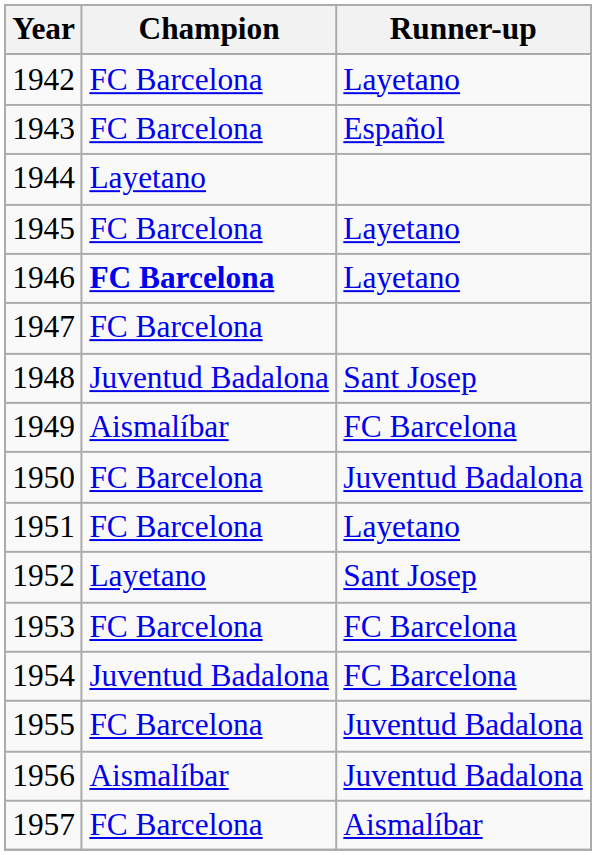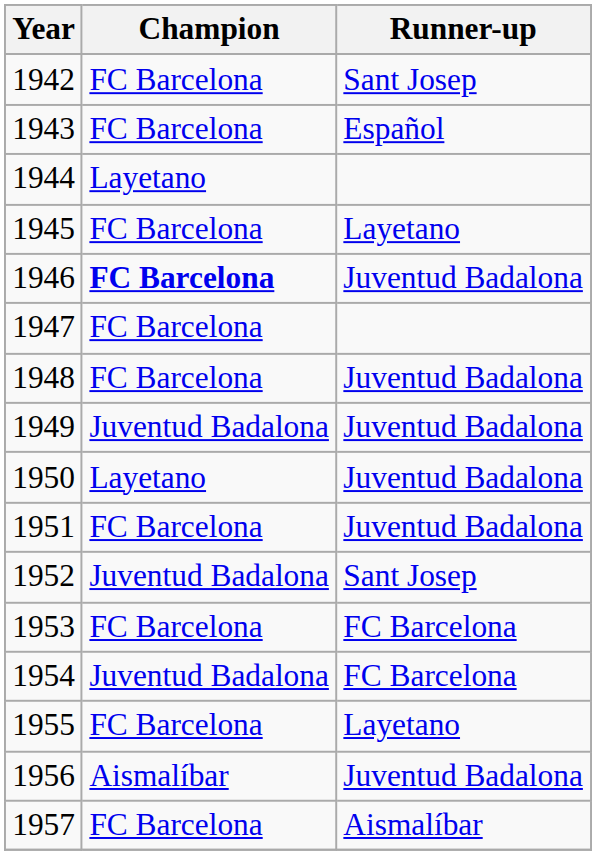(402, 79) Layetano -> (410, 79) Sant Josep
(402, 278) Layetano -> (463, 278) Juventud Badalona
(209, 377) Juventud Badalona -> (176, 377) FC Barcelona
(410, 377) Sant Josep -> (463, 377) Juventud Badalona
(159, 427) Aismalíbar -> (209, 427) Juventud Badalona
(430, 427) FC Barcelona -> (463, 427) Juventud Badalona
(176, 476) FC Barcelona -> (148, 476) Layetano
(402, 526) Layetano -> (463, 526) Juventud Badalona
(148, 576) Layetano -> (209, 576) Juventud Badalona
(463, 725) Juventud Badalona -> (402, 725) Layetano
